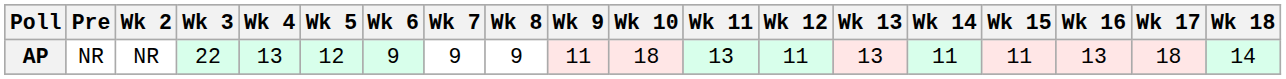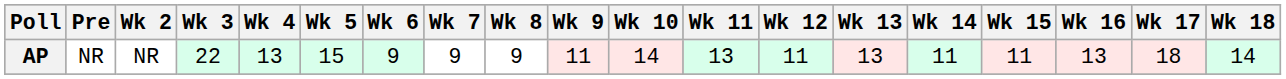(331, 57) 12 -> (331, 57) 15
(646, 57) 18 -> (646, 57) 14
